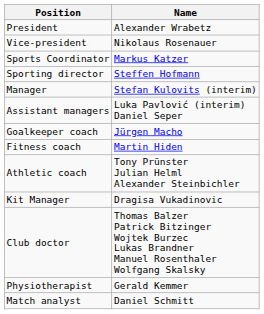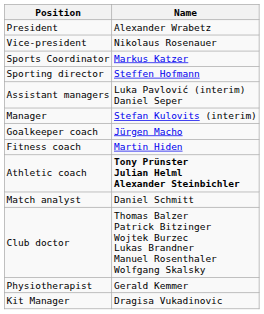rows swapped: (27, 89) <-> (58, 110)
(177, 173) normal -> (177, 173) bold
rows swapped: (44, 301) <-> (38, 200)
